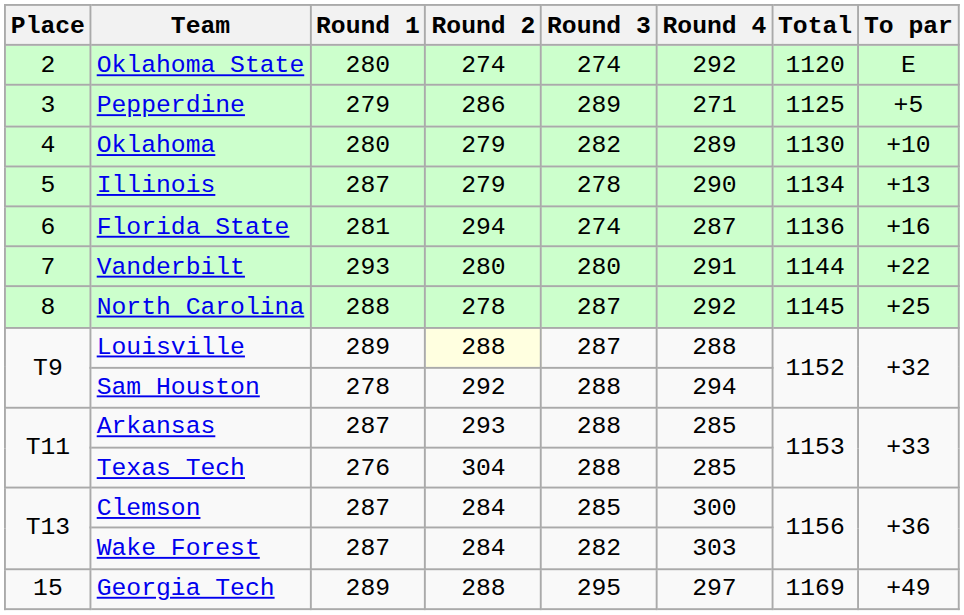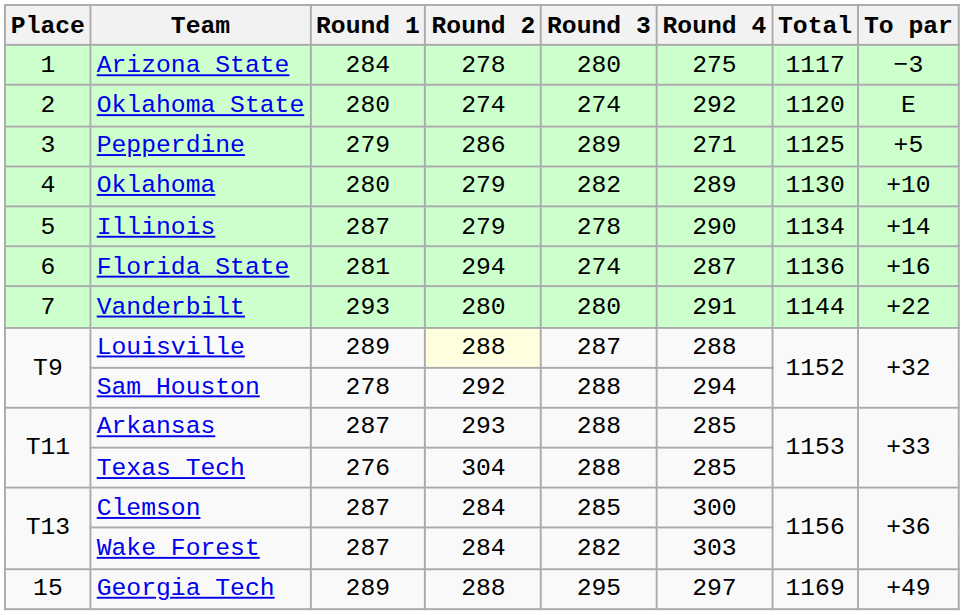+ row: (193, 65)
(908, 186) +13 -> (908, 226) +14
- row: (200, 307)
